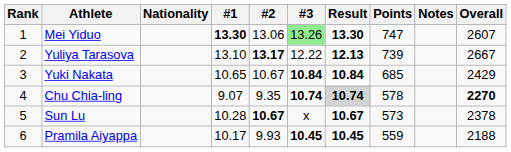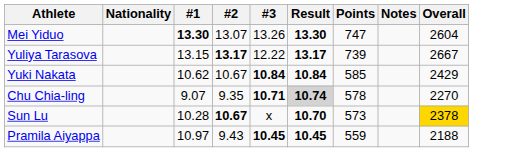- column: (23, 14)
(268, 34) 13.06 -> (231, 34) 13.07
(306, 34) lightgreen background -> (269, 34) no background
(481, 34) 2607 -> (444, 34) 2604
(230, 55) 13.10 -> (193, 55) 13.15
(348, 55) 12.13 -> (310, 55) 13.17
(230, 75) 10.65 -> (193, 75) 10.62
(393, 75) 685 -> (355, 75) 585
(306, 95) 10.74 -> (269, 95) 10.71
(481, 95) bold -> (444, 95) normal
(348, 116) 10.67 -> (310, 116) 10.70
(481, 116) no background -> (444, 116) gold background
(230, 136) 10.17 -> (193, 136) 10.97
(268, 136) 9.93 -> (231, 136) 9.43
